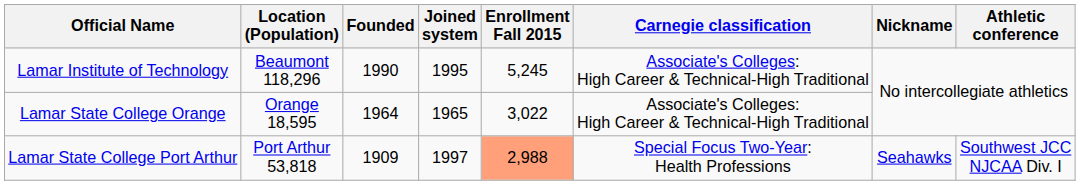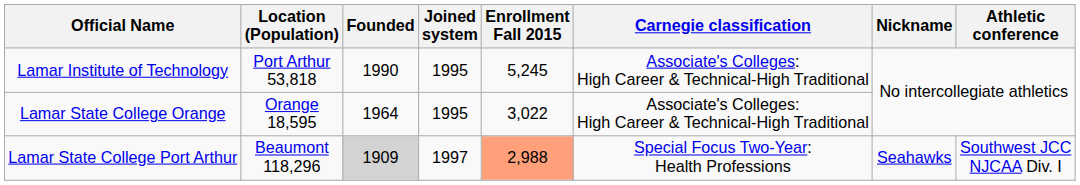(292, 70) Beaumont 118,296 -> (292, 70) Port Arthur 53,818
(450, 114) 1965 -> (450, 114) 1995
(292, 157) Port Arthur 53,818 -> (292, 157) Beaumont 118,296
(381, 157) no background -> (381, 157) lightgrey background
